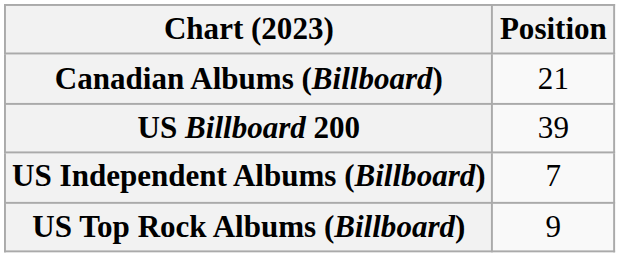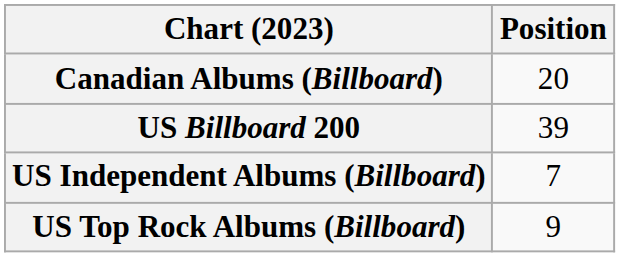(553, 78) 21 -> (553, 78) 20
